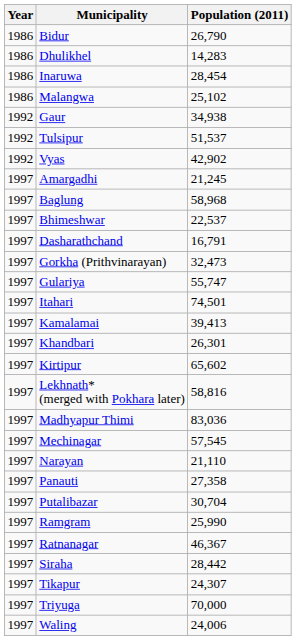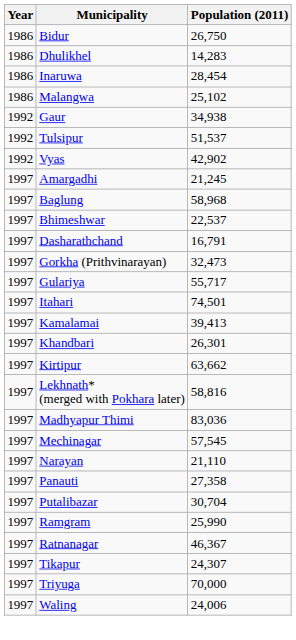(209, 35) 26,790 -> (209, 35) 26,750
(209, 281) 55,747 -> (209, 281) 55,717
(209, 364) 65,602 -> (209, 364) 63,662
- row: (56, 563)
